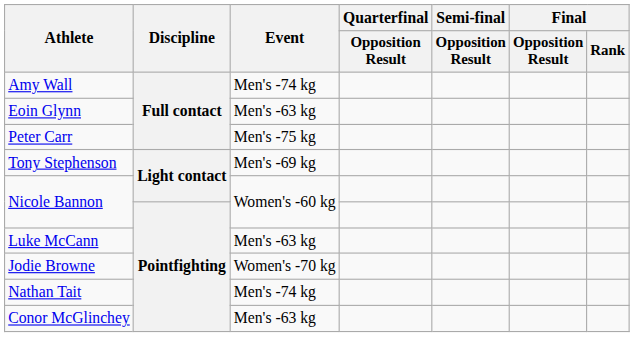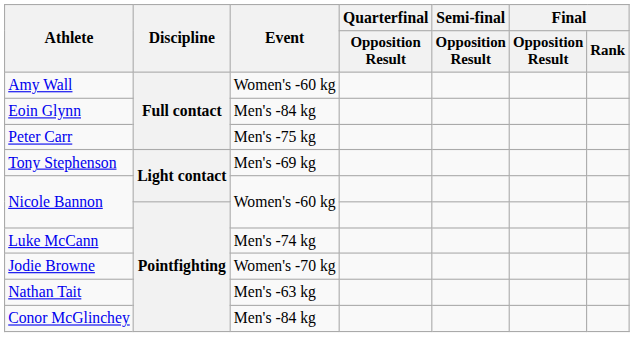(275, 85) Men's -74 kg -> (285, 85) Women's -60 kg
(275, 111) Men's -63 kg -> (275, 111) Men's -84 kg
(275, 240) Men's -63 kg -> (275, 240) Men's -74 kg
(275, 292) Men's -74 kg -> (275, 292) Men's -63 kg
(275, 318) Men's -63 kg -> (275, 318) Men's -84 kg
